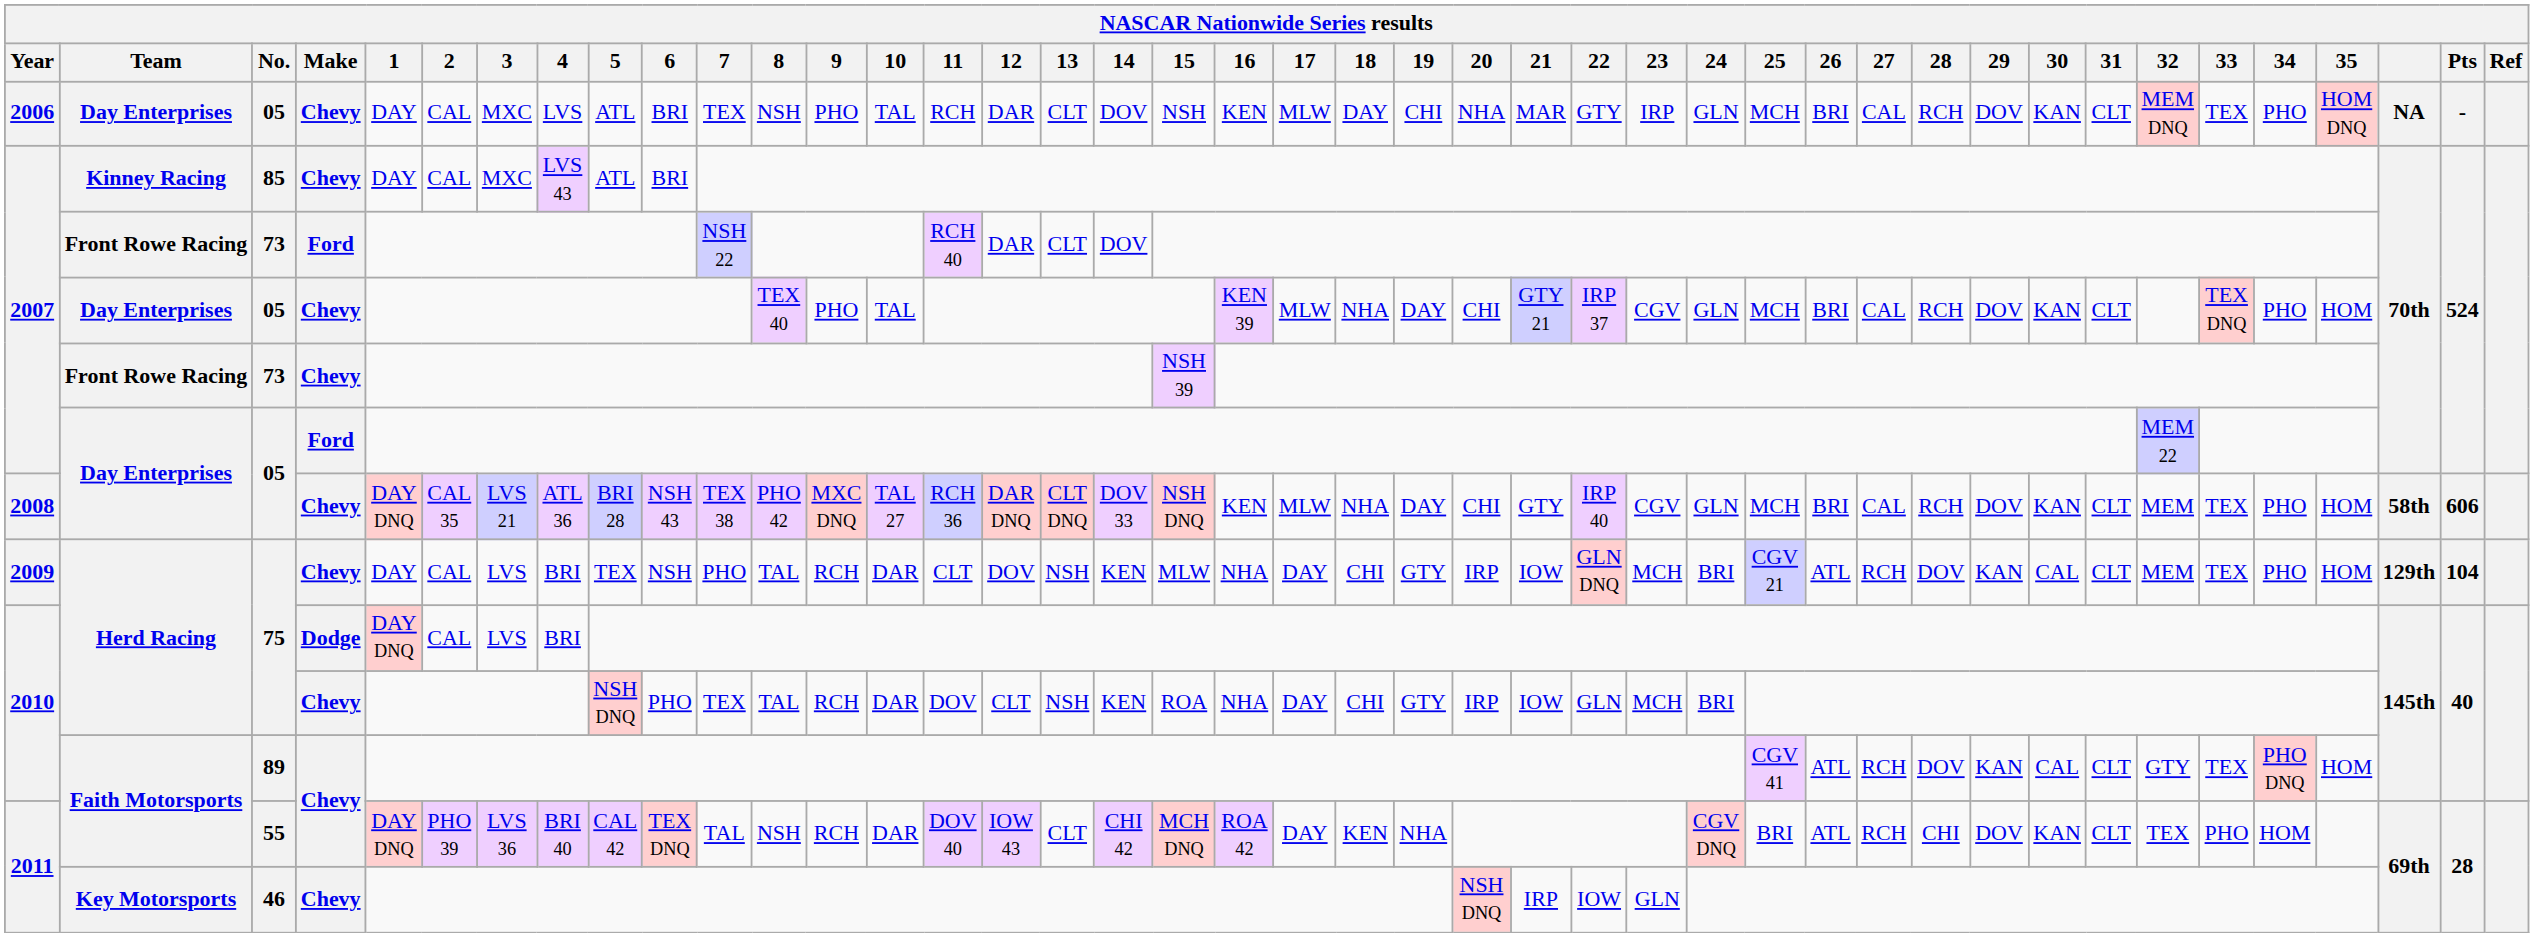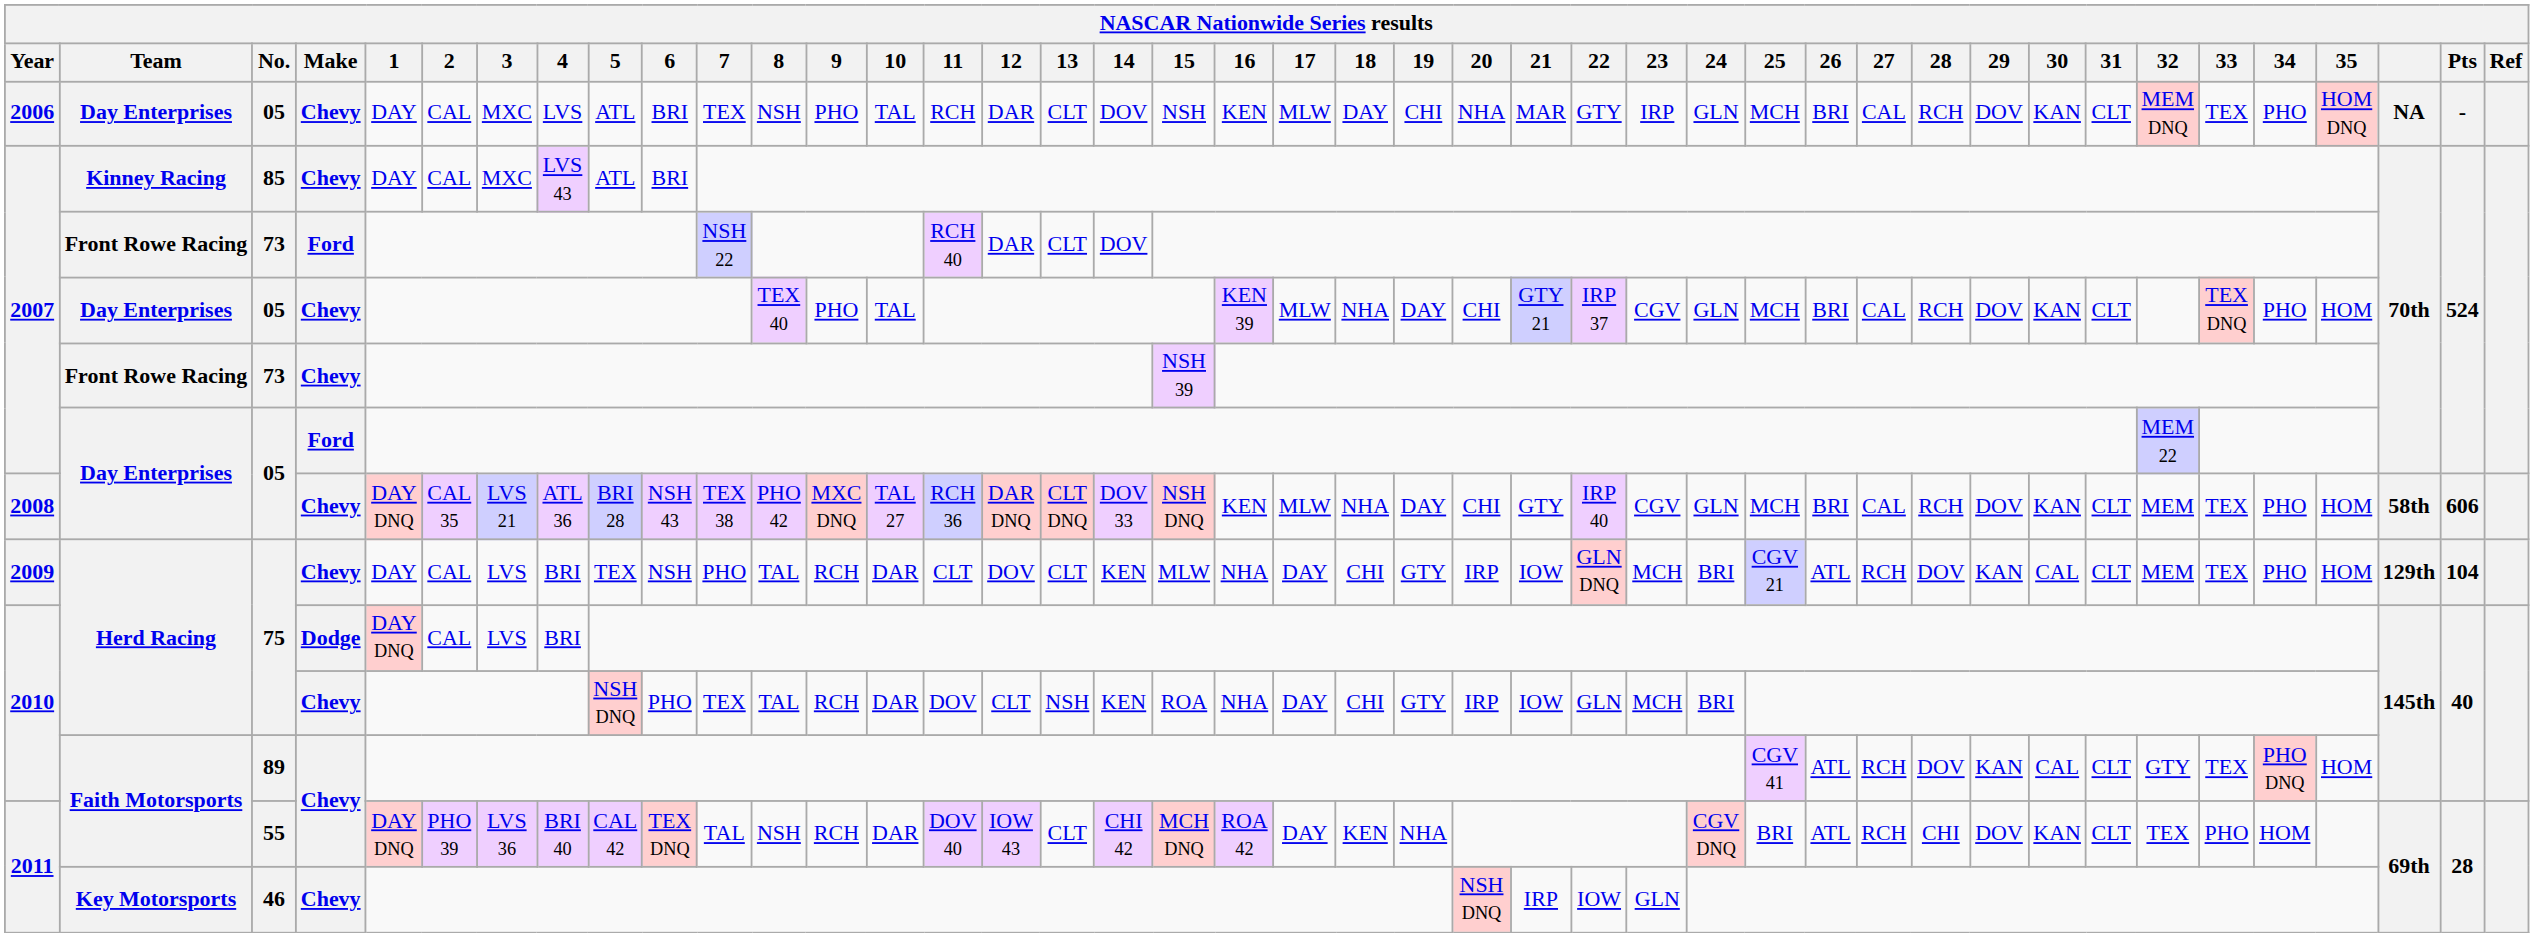(1067, 571) NSH -> (1067, 571) CLT
